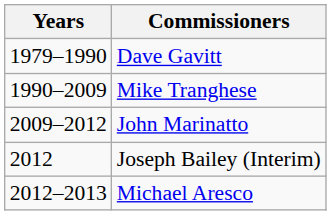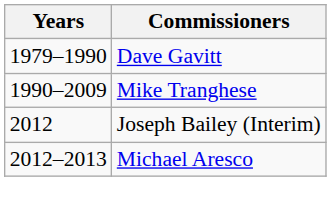- row: (183, 124)
